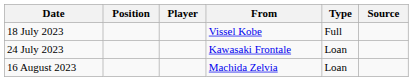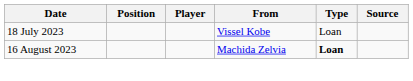(333, 31) Full -> (330, 31) Loan
- row: (35, 49)
(336, 67) normal -> (331, 49) bold
